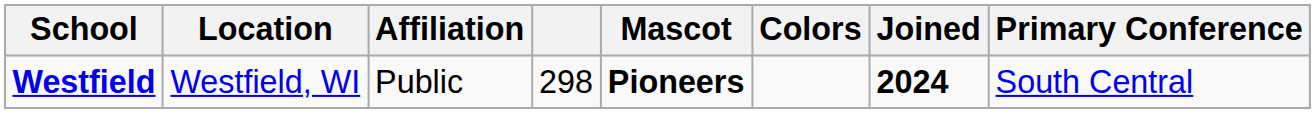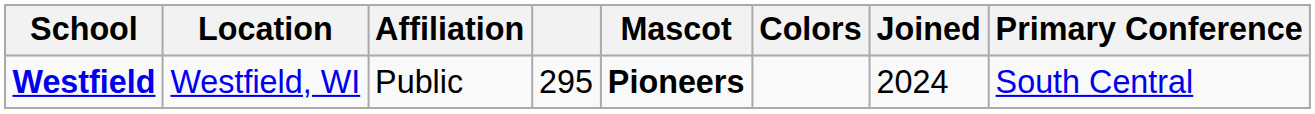(566, 81) 298 -> (566, 81) 295
(912, 81) bold -> (912, 81) normal
